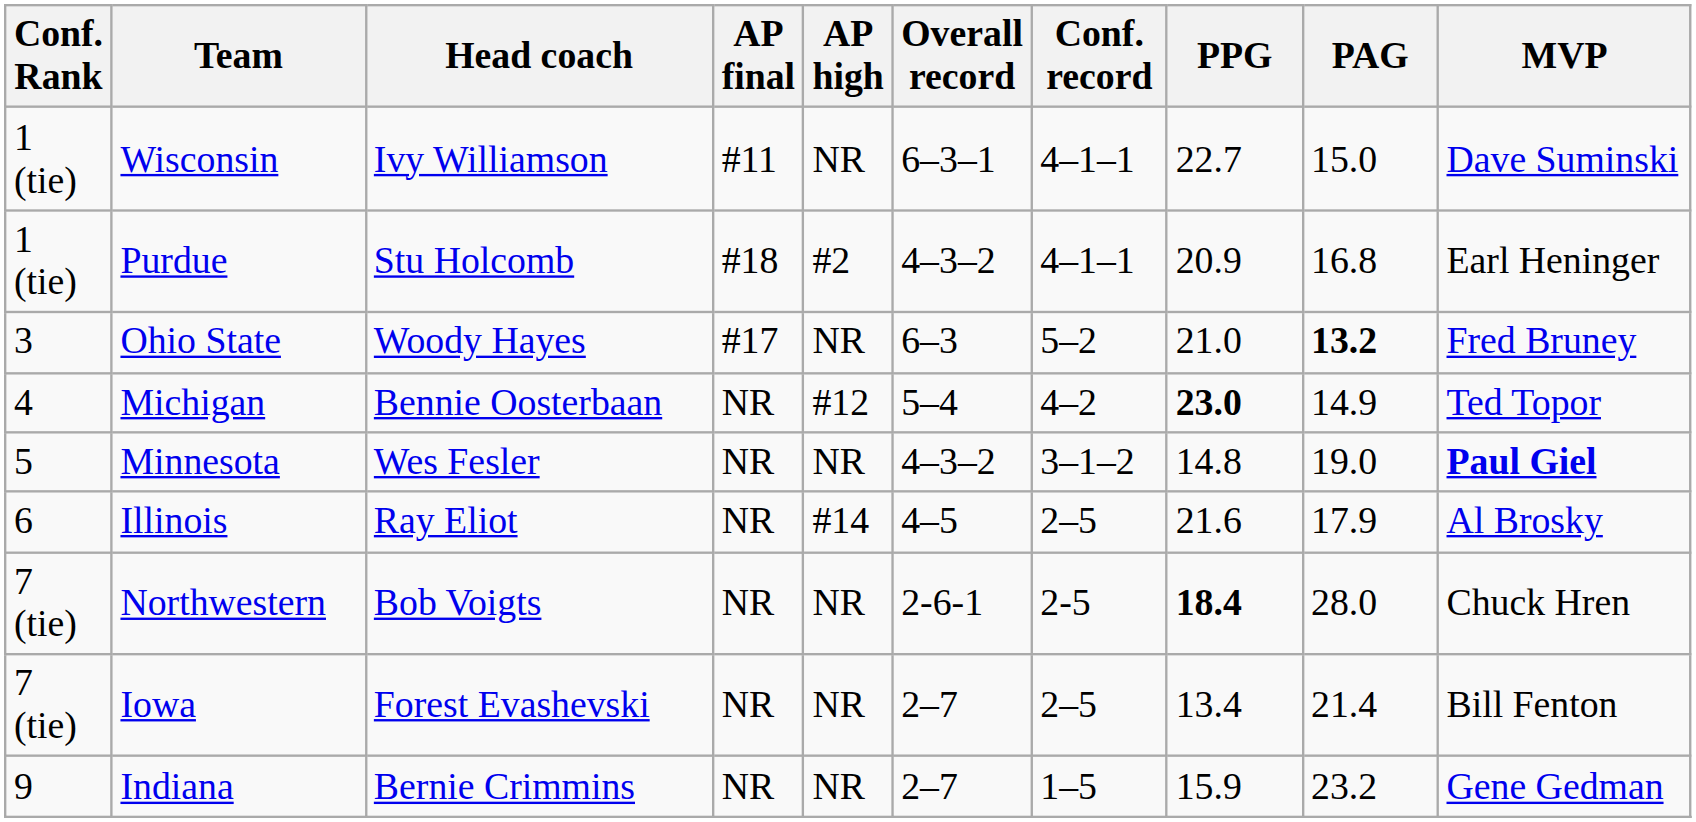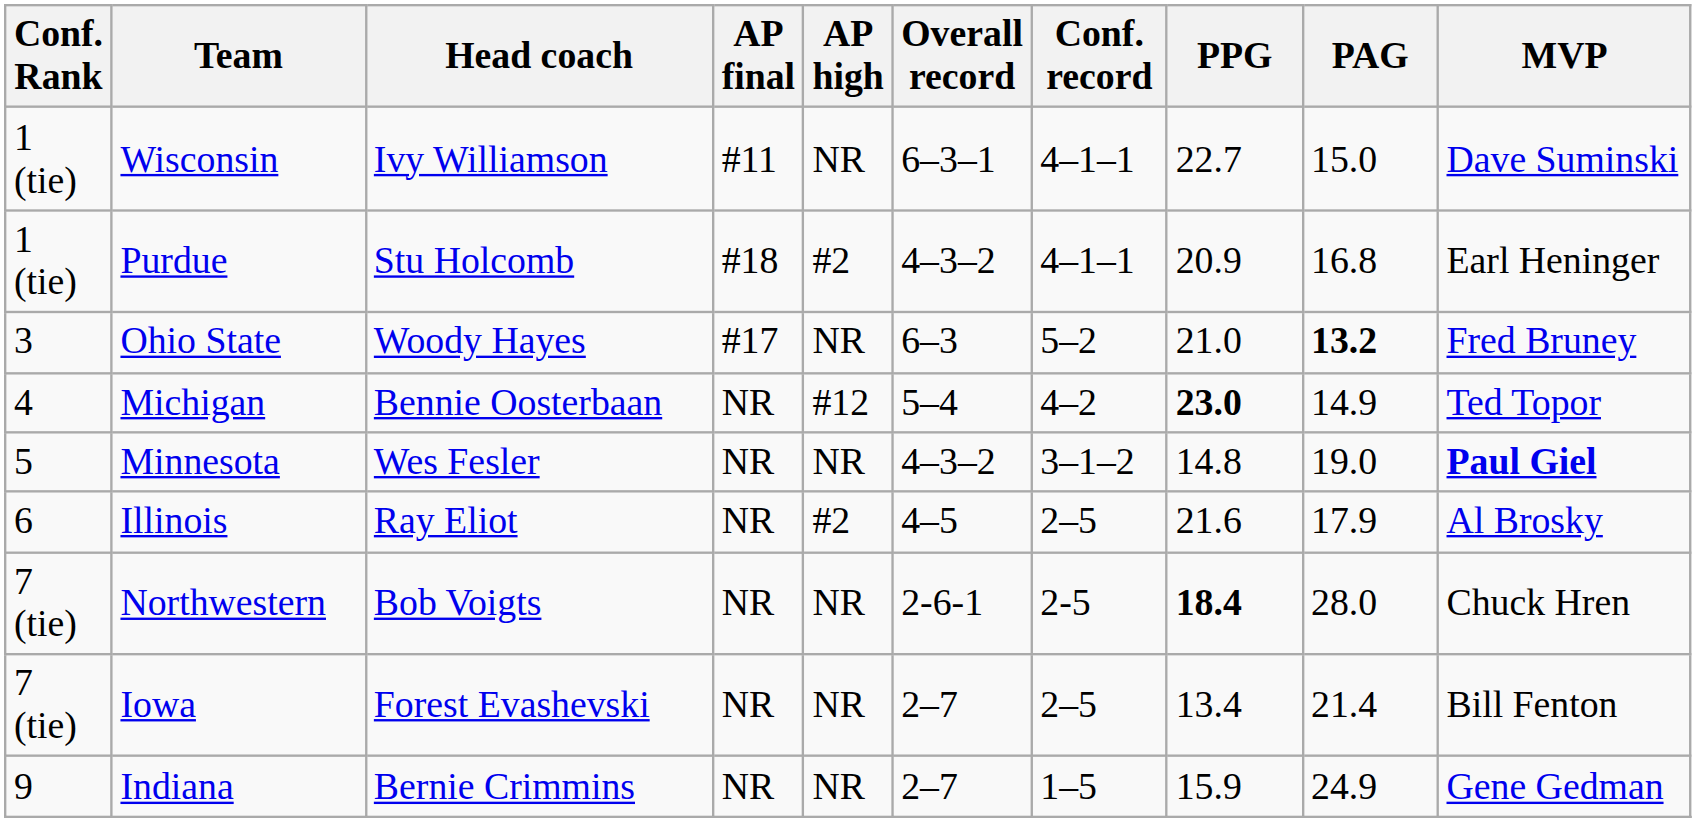(841, 521) #14 -> (831, 521) #2
(1344, 785) 23.2 -> (1344, 785) 24.9
